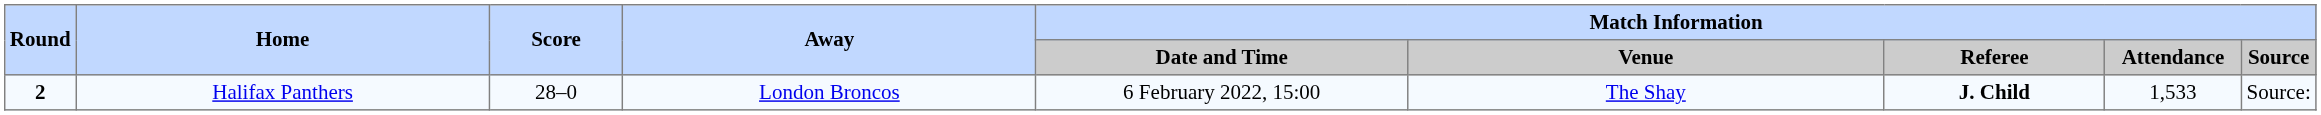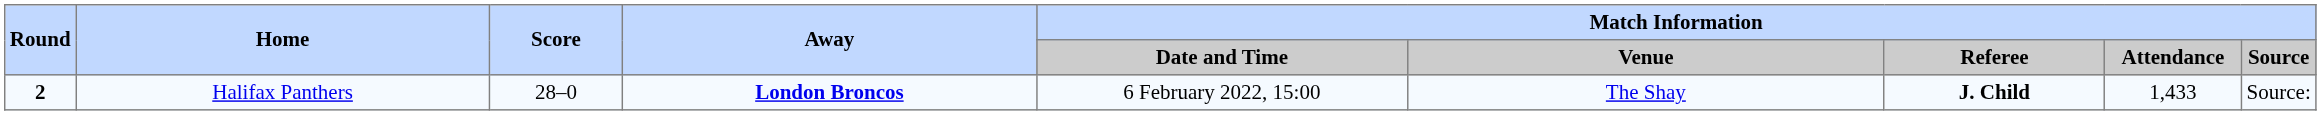(829, 92) normal -> (829, 92) bold
(2173, 92) 1,533 -> (2173, 92) 1,433
